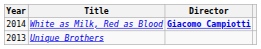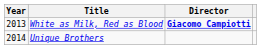(16, 24) 2014 -> (16, 24) 2013
(16, 38) 2013 -> (16, 38) 2014
